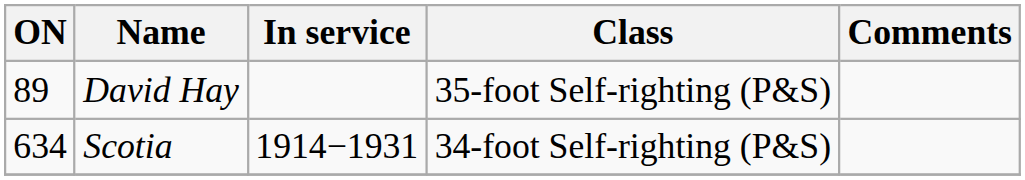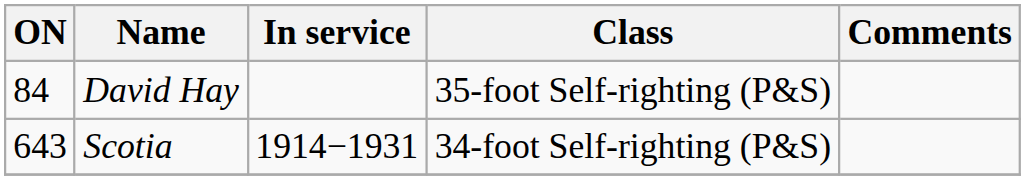(31, 89) 89 -> (31, 89) 84
(40, 145) 634 -> (40, 145) 643
